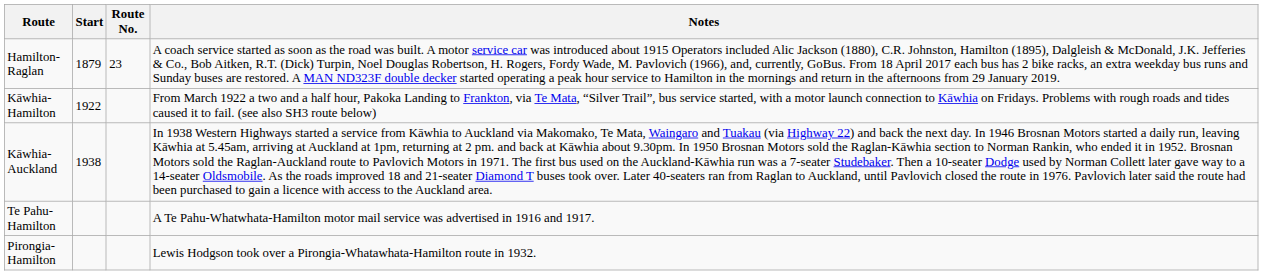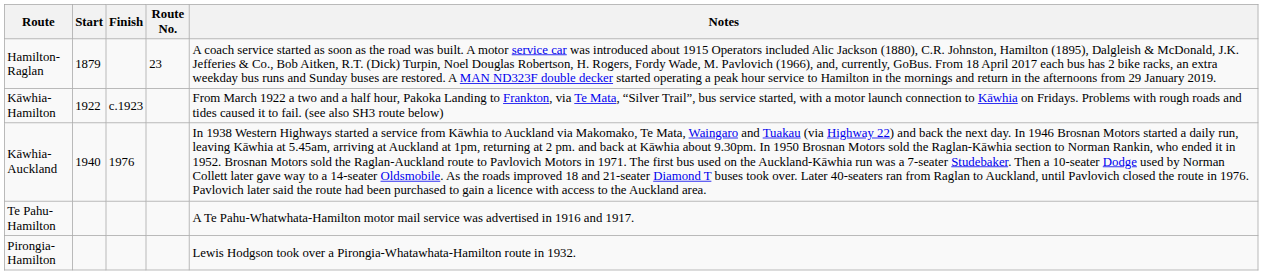+ column: (126, 21)
(88, 161) 1938 -> (88, 161) 1940
